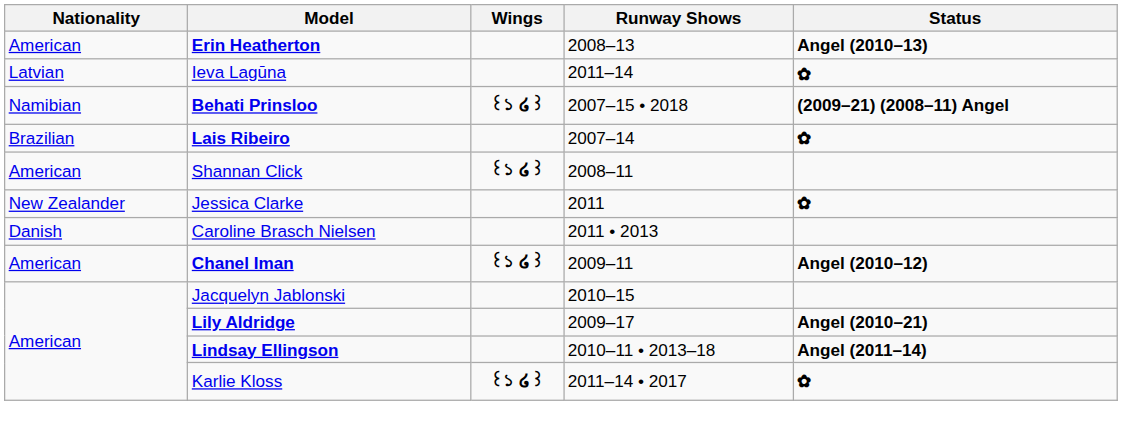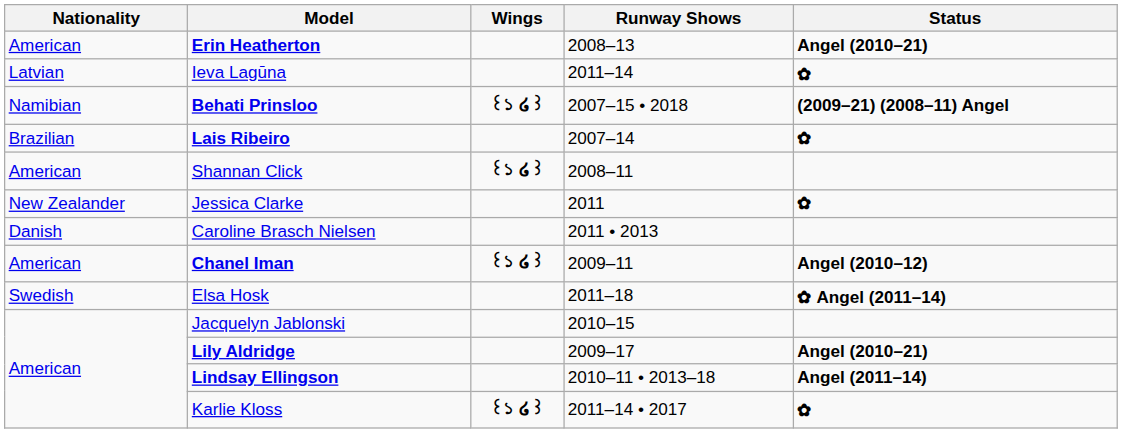(862, 45) Angel (2010–13) -> (862, 45) Angel (2010–21)
+ row: (230, 295)
